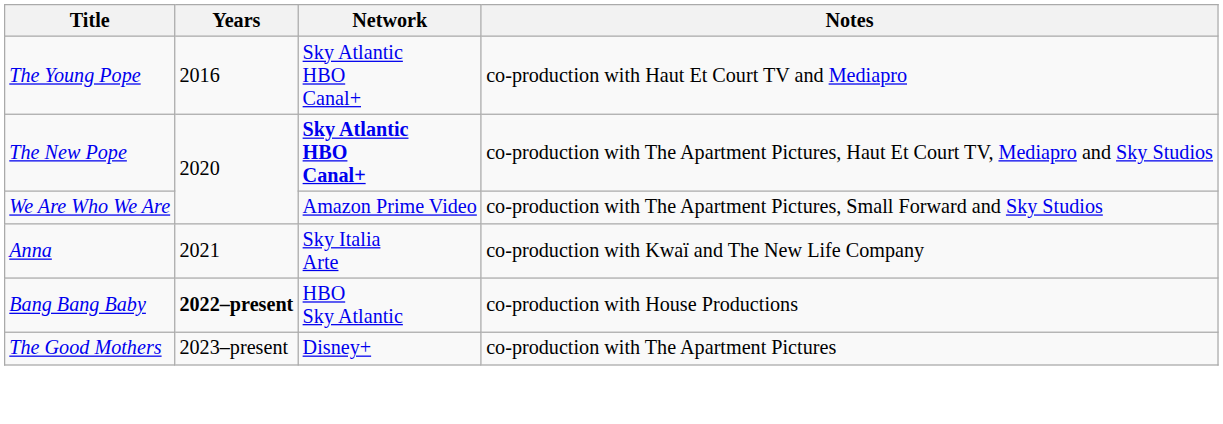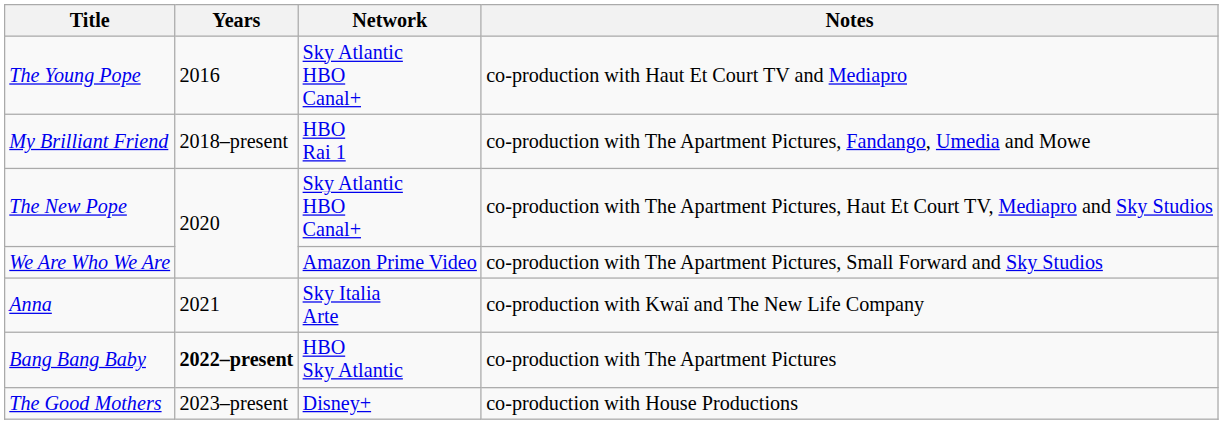+ row: (89, 141)
(356, 152) bold -> (353, 207) normal
(642, 305) co-production with House Productions -> (661, 359) co-production with The Apartment Pictures
(661, 348) co-production with The Apartment Pictures -> (642, 403) co-production with House Productions
